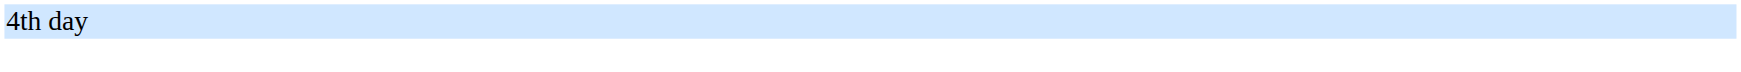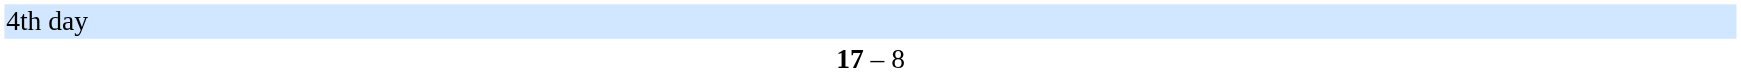+ row: (871, 59)
